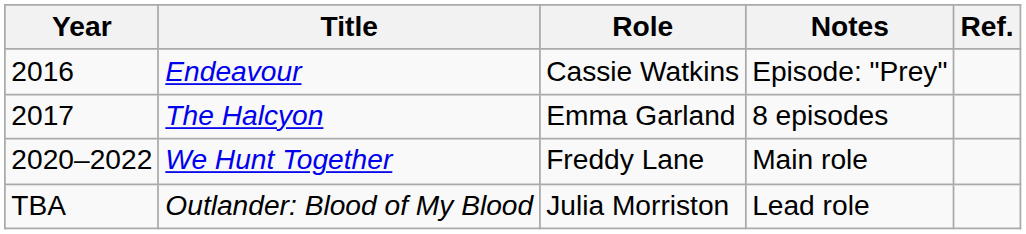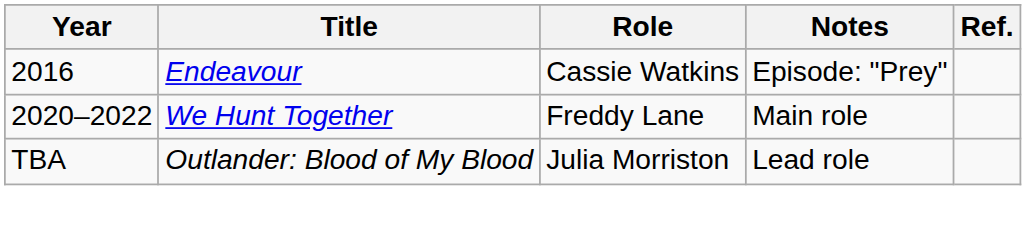- row: (244, 116)
